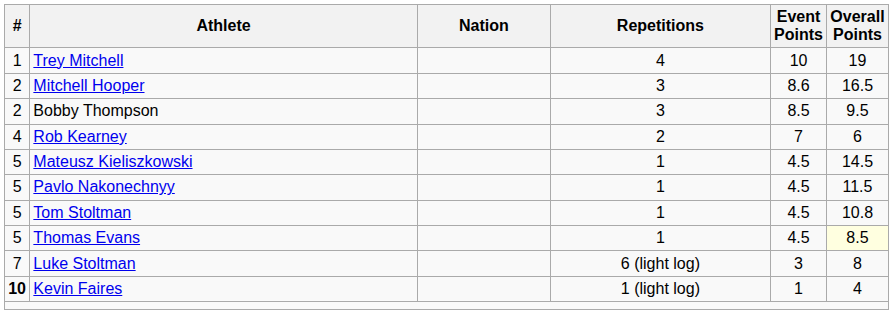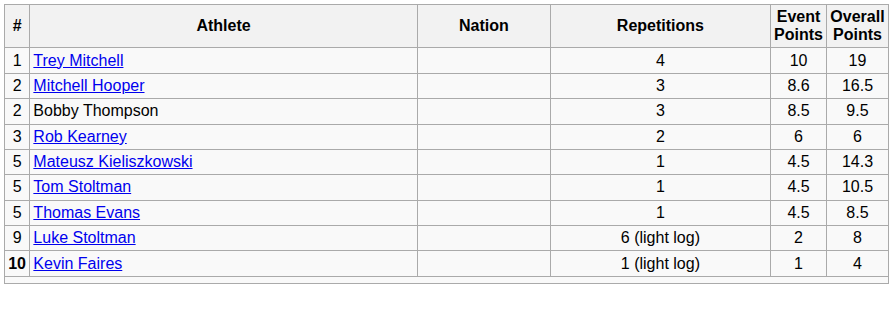(17, 136) 4 -> (17, 136) 3
(799, 136) 7 -> (799, 136) 6
(857, 162) 14.5 -> (857, 162) 14.3
- row: (104, 187)
(857, 212) 10.8 -> (857, 187) 10.5
(857, 238) lightyellow background -> (857, 212) no background
(17, 263) 7 -> (17, 238) 9
(799, 263) 3 -> (799, 238) 2
